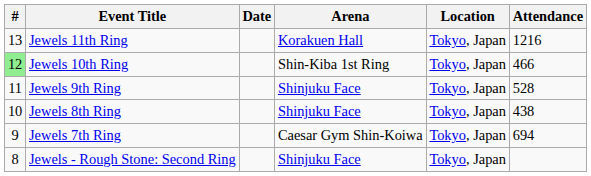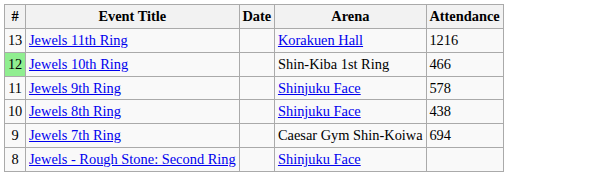- column: (468, 16)
(523, 88) 528 -> (440, 88) 578
